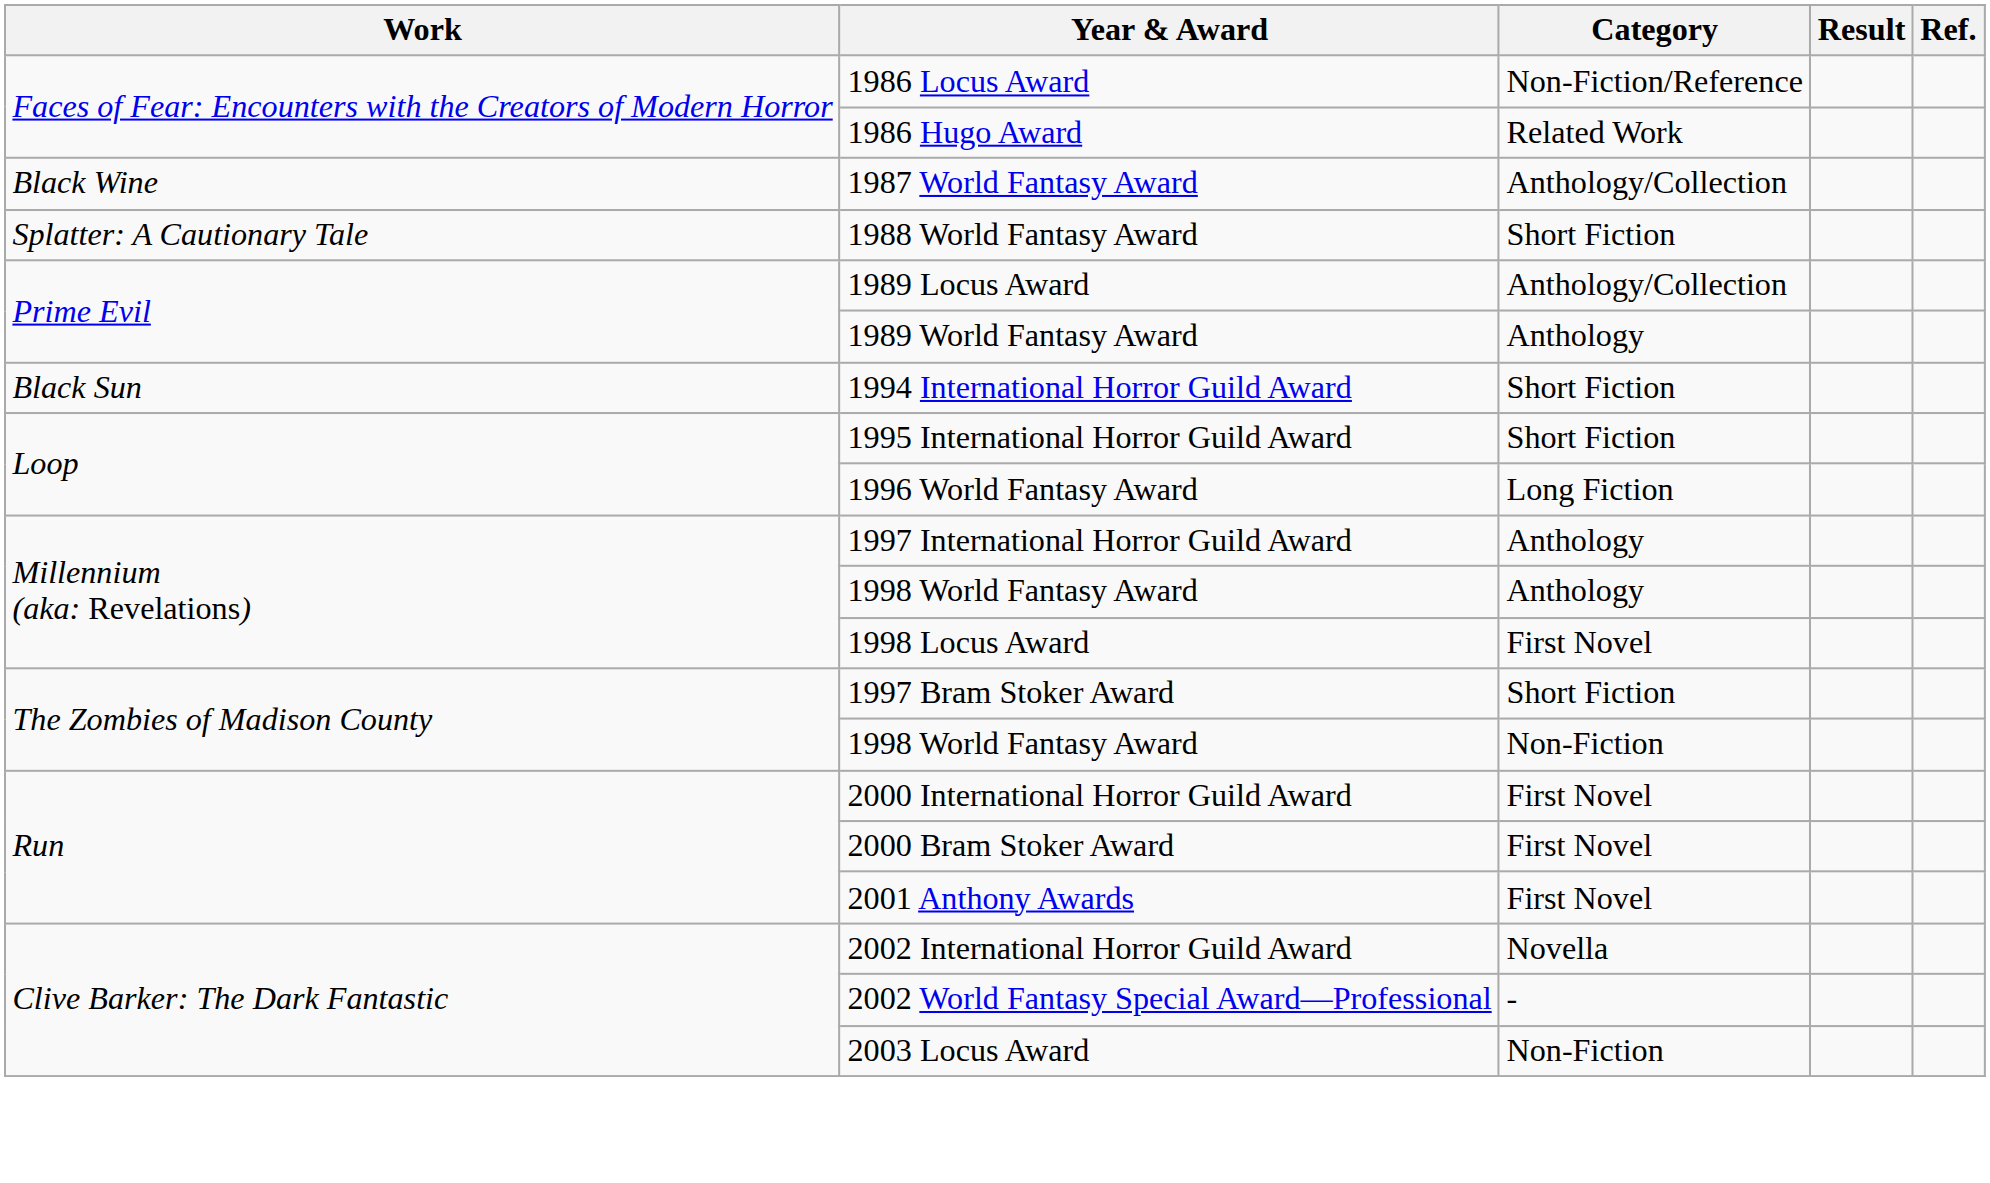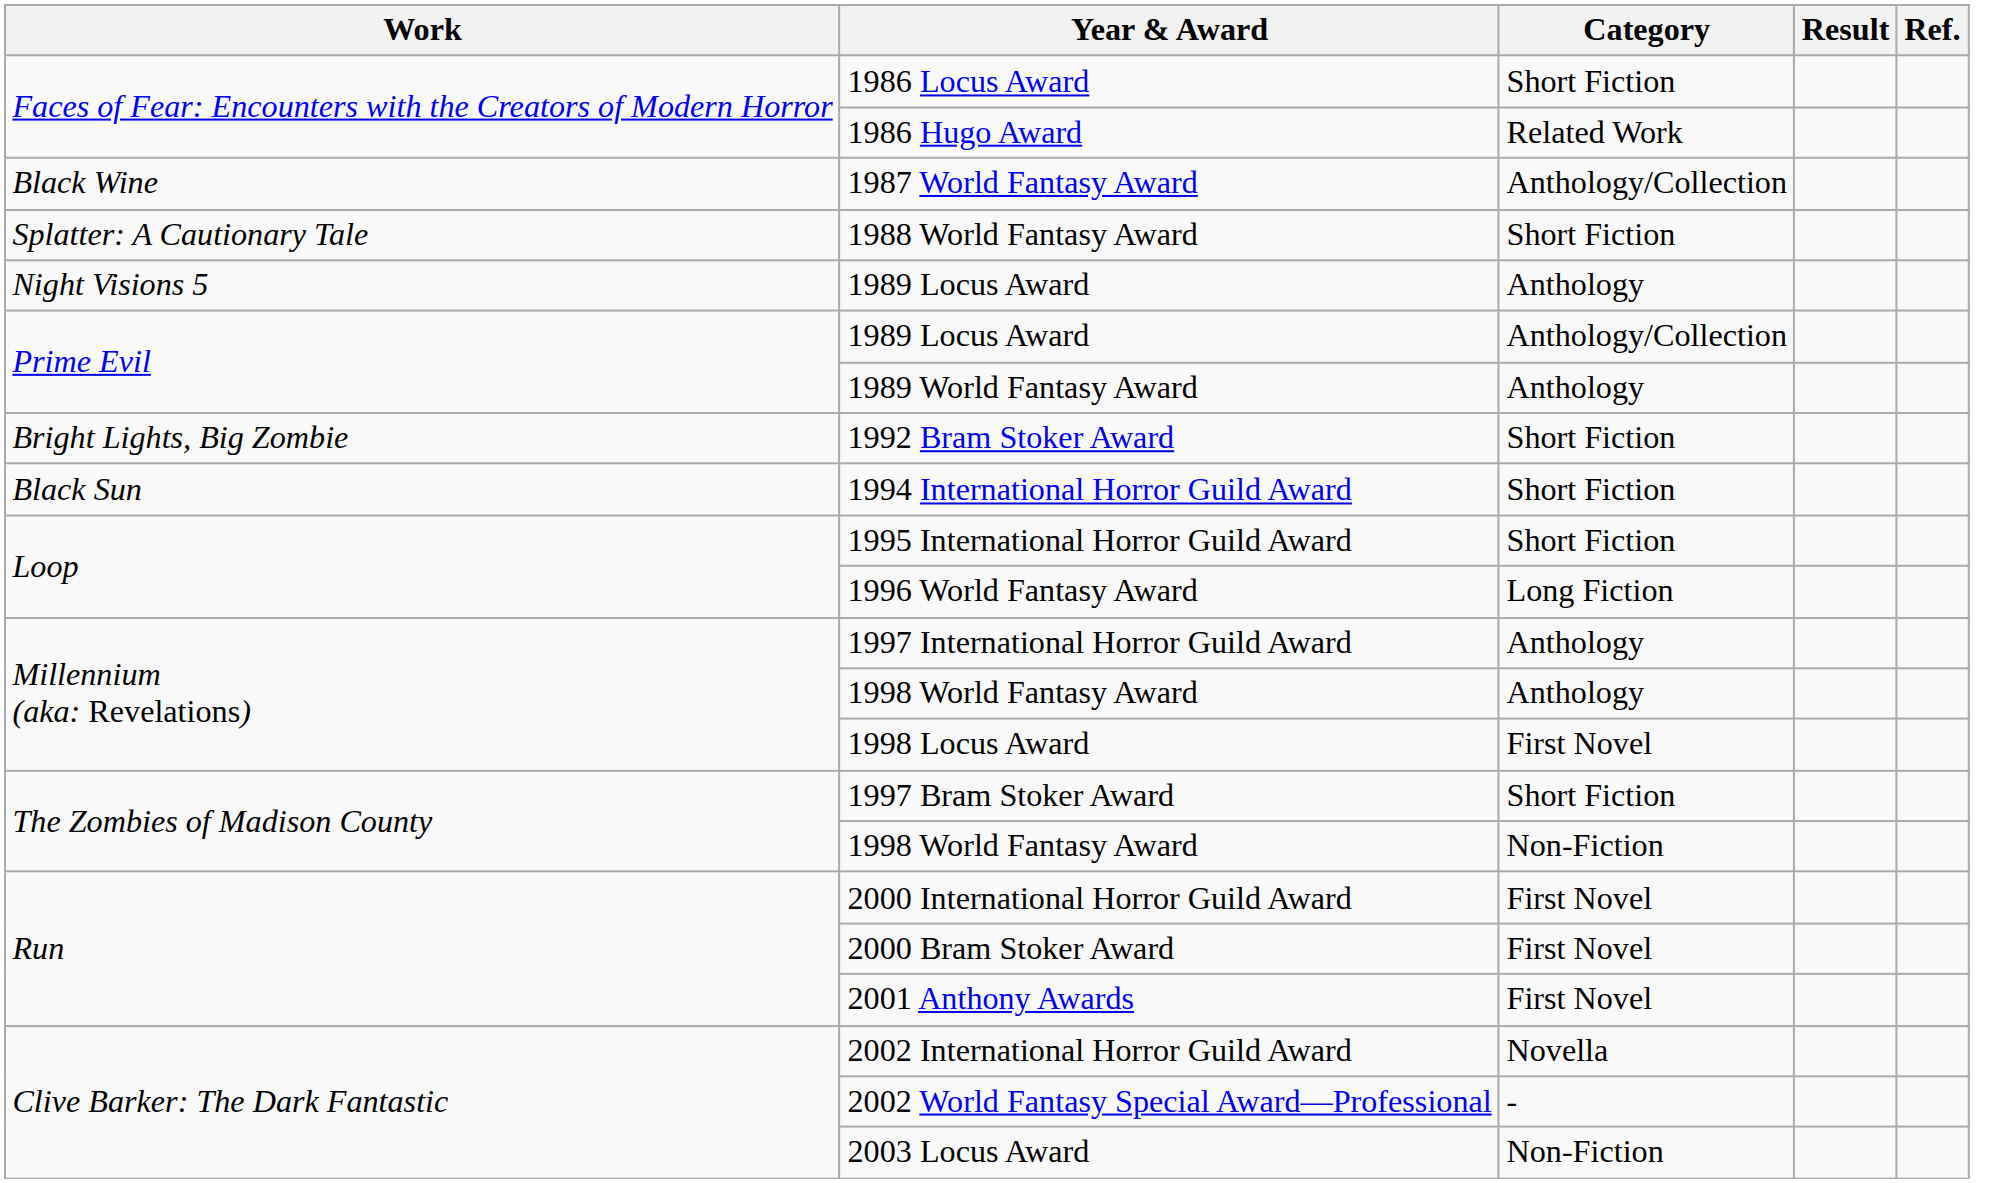(1655, 81) Non-Fiction/Reference -> (1591, 81) Short Fiction
+ row: (110, 285)
+ row: (180, 438)
